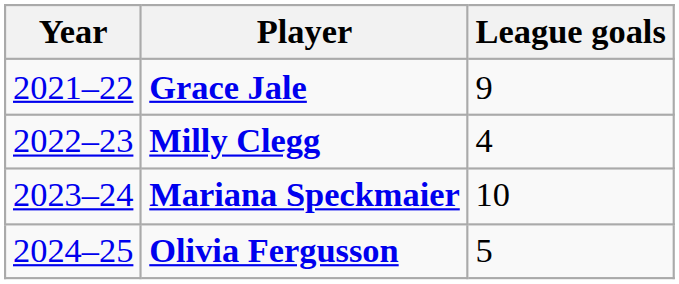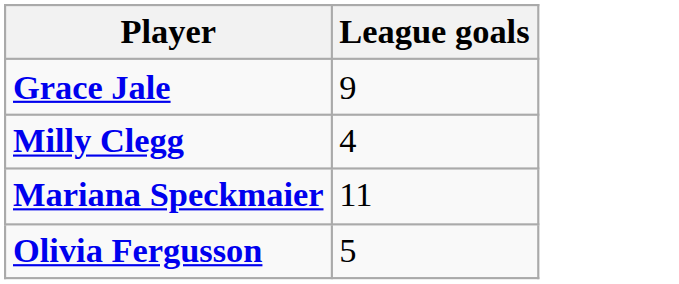- column: (73, 31)
(493, 195) 10 -> (356, 195) 11
